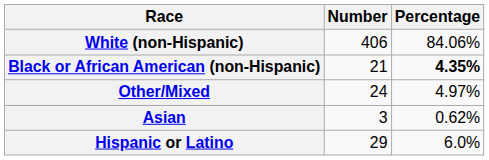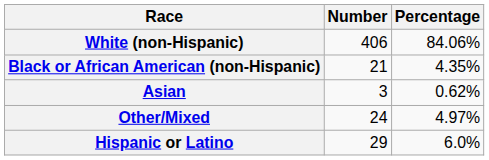(458, 67) bold -> (458, 67) normal
rows swapped: (164, 117) <-> (164, 92)
